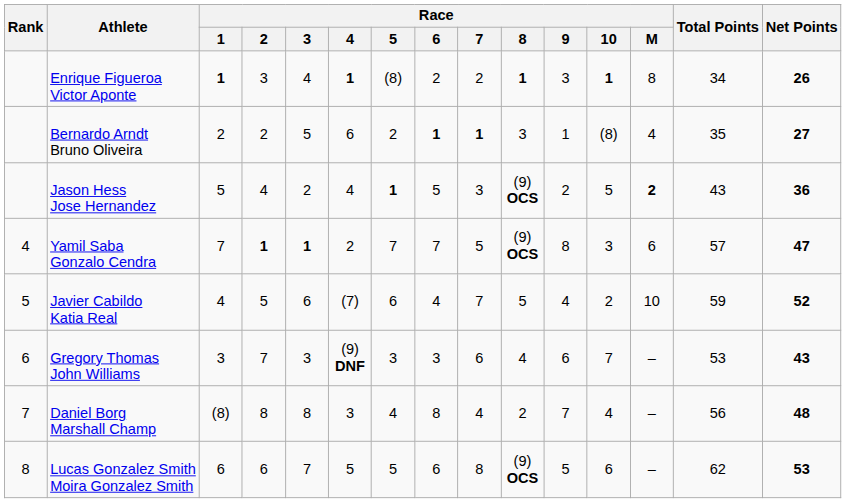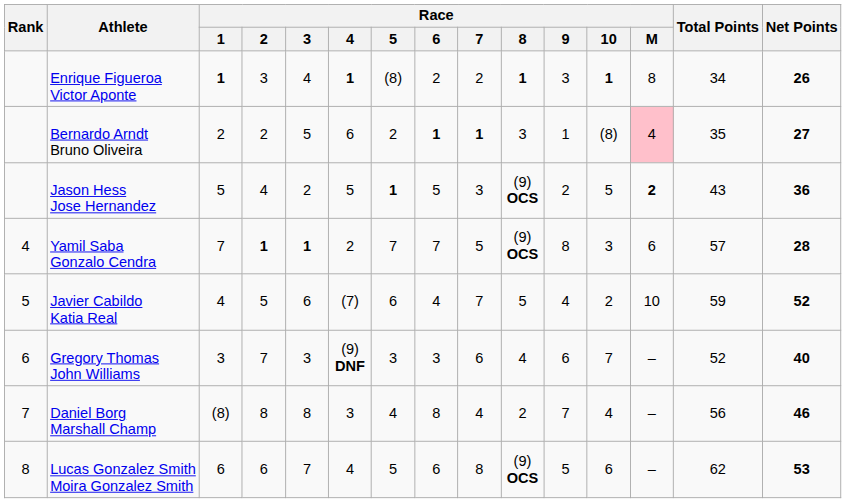(652, 134) no background -> (652, 134) pink background
(350, 190) 4 -> (350, 190) 5
(802, 246) 47 -> (802, 246) 28
(718, 357) 53 -> (718, 357) 52
(802, 357) 43 -> (802, 357) 40
(802, 413) 48 -> (802, 413) 46
(350, 469) 5 -> (350, 469) 4
